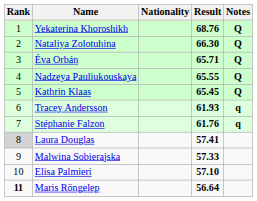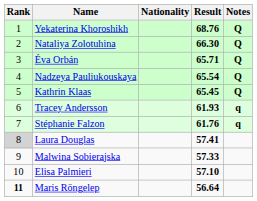(208, 76) 65.55 -> (208, 76) 65.54
